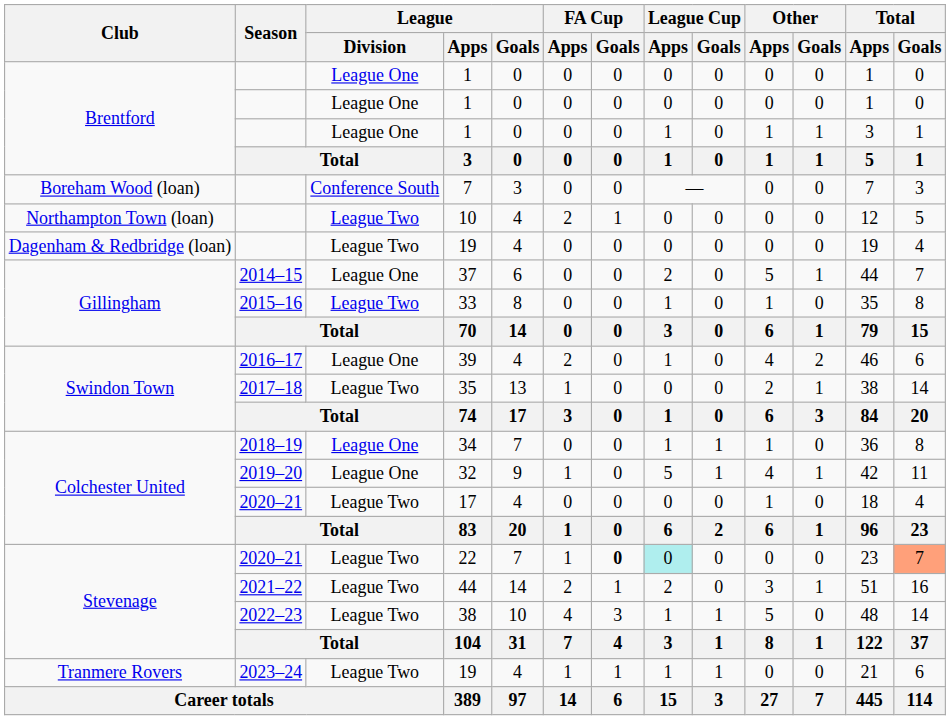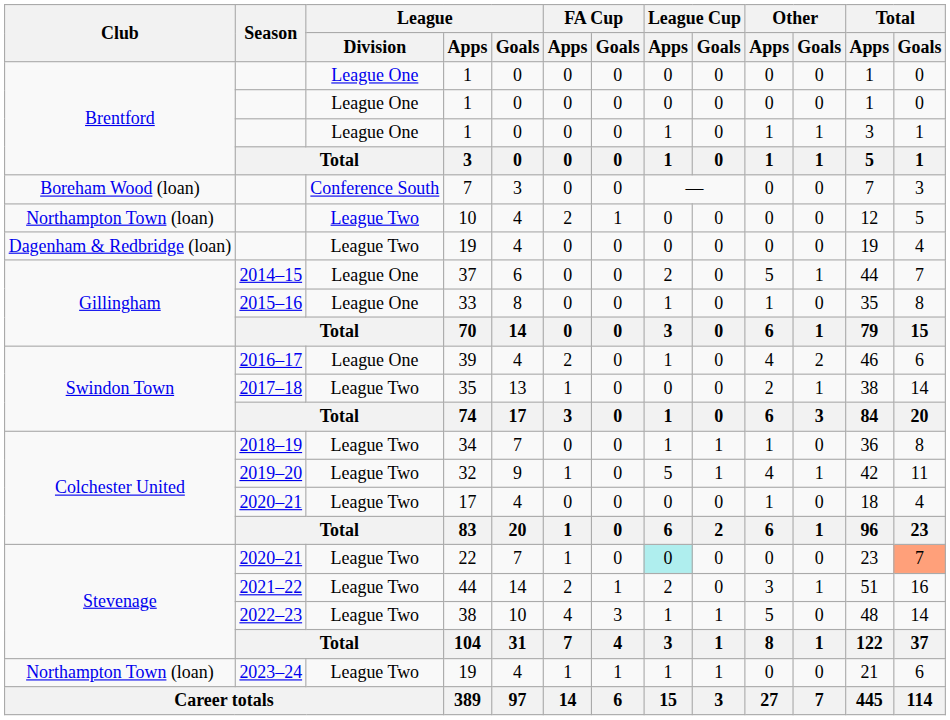(375, 302) League Two -> (375, 302) League One
(375, 445) League One -> (375, 445) League Two
(375, 473) League One -> (375, 473) League Two
(618, 558) bold -> (618, 558) normal
(120, 672) Tranmere Rovers -> (120, 672) Northampton Town (loan)
